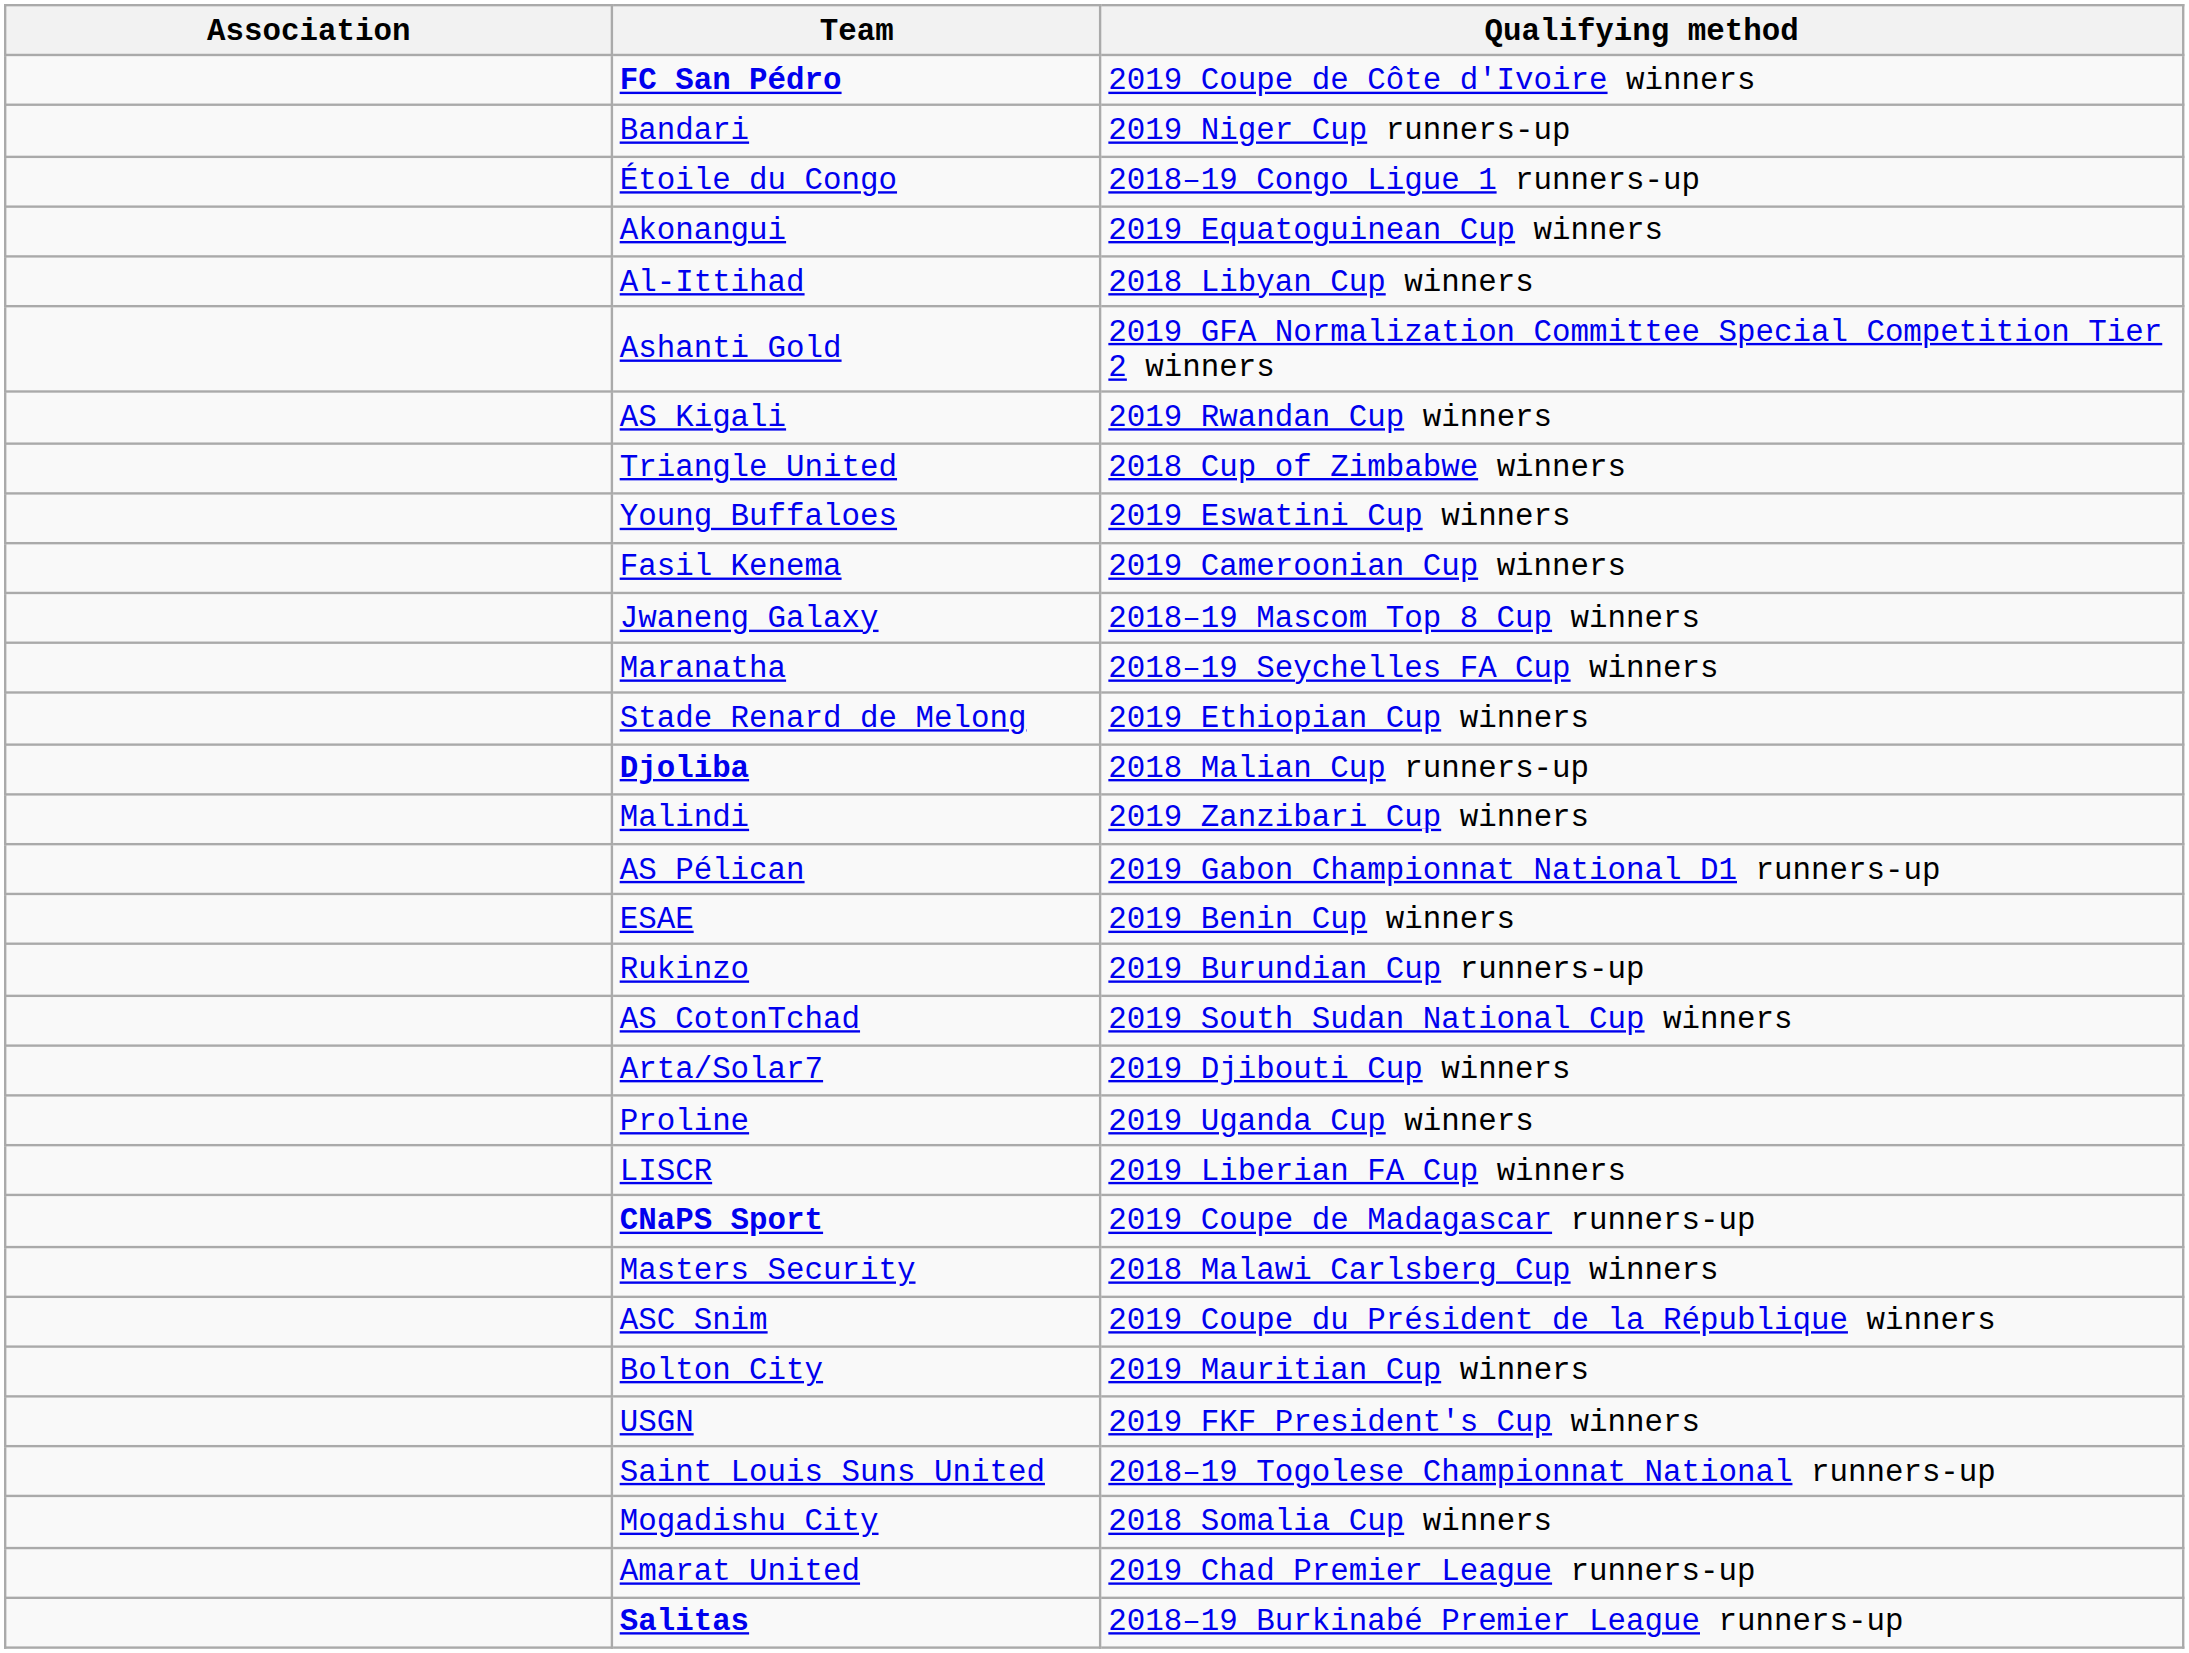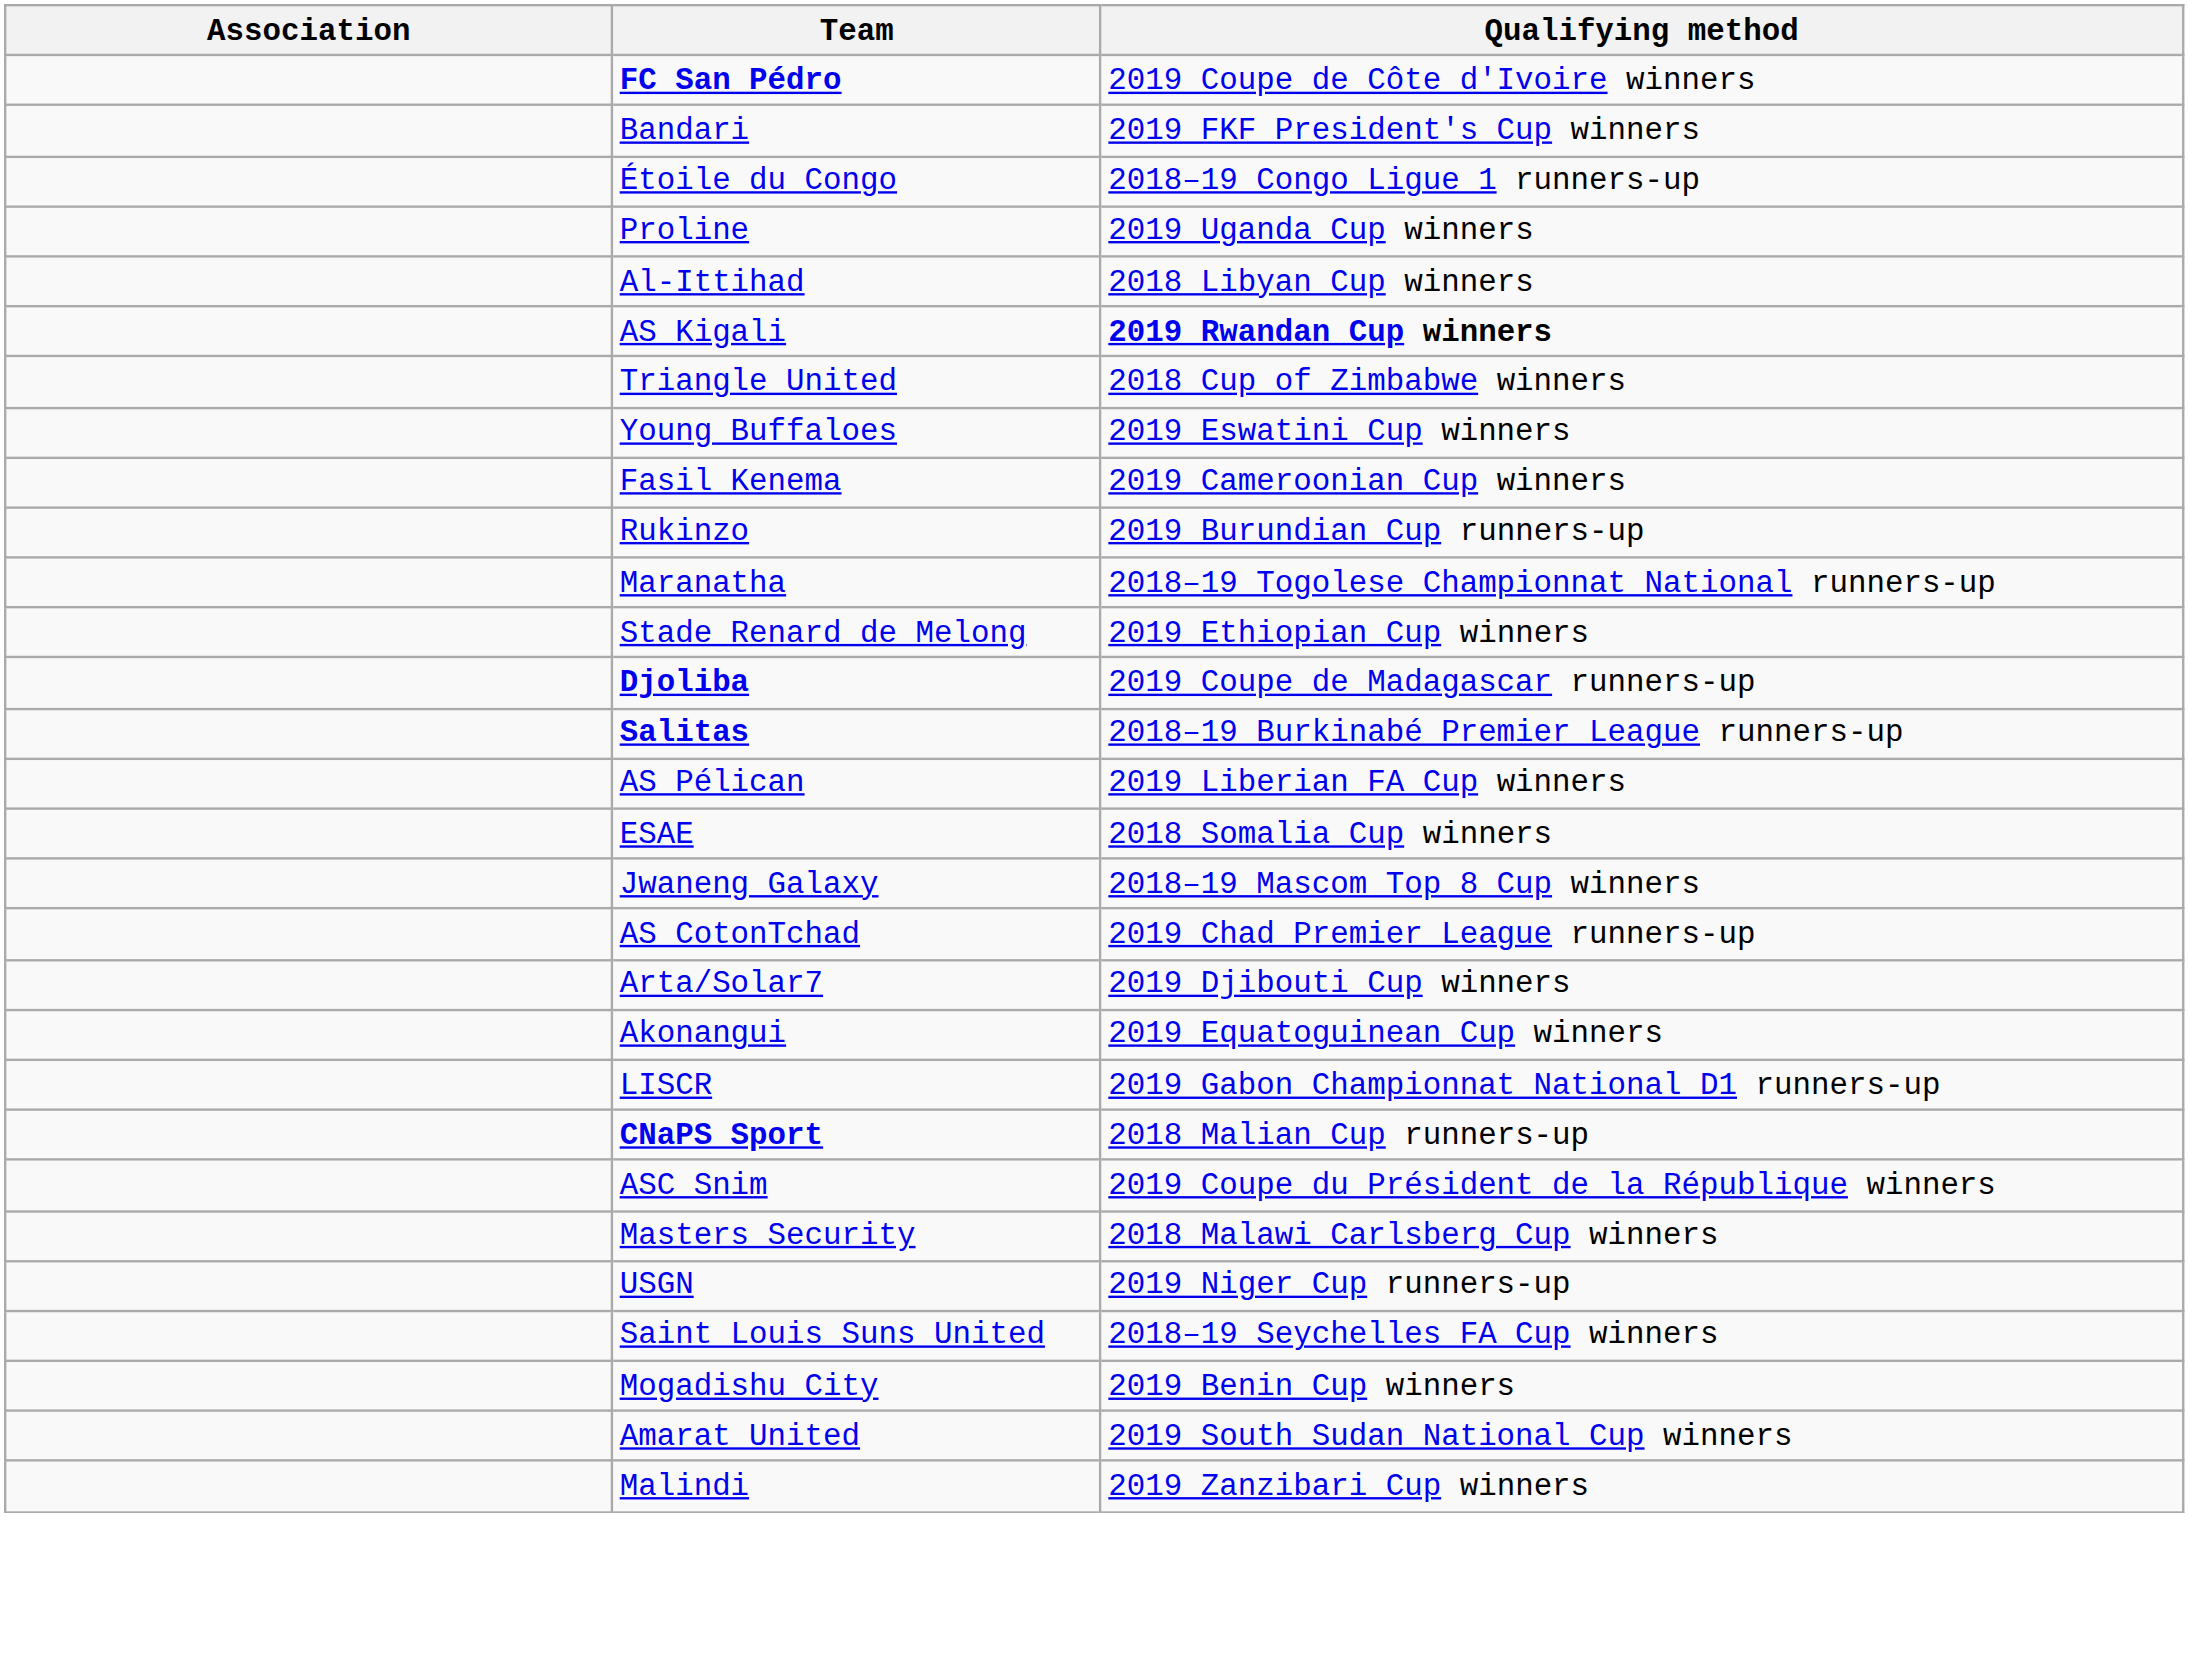(1339, 131) 2019 Niger Cup runners-up -> (1404, 131) 2019 FKF President's Cup winners
rows swapped: (684, 1120) <-> (703, 231)
- row: (731, 349)
(1330, 417) normal -> (1330, 332) bold
rows swapped: (749, 618) <-> (684, 970)
(1413, 668) 2018–19 Seychelles FA Cup winners -> (1552, 583) 2018–19 Togolese Championnat National runners-up
(1349, 769) 2018 Malian Cup runners-up -> (1432, 683) 2019 Coupe de Madagascar runners-up
rows swapped: (684, 1622) <-> (684, 819)
(1524, 869) 2019 Gabon Championnat National D1 runners-up -> (1367, 784) 2019 Liberian FA Cup winners
(1312, 919) 2019 Benin Cup winners -> (1330, 834) 2018 Somalia Cup winners
(1450, 1020) 2019 South Sudan National Cup winners -> (1432, 934) 2019 Chad Premier League runners-up
(1367, 1171) 2019 Liberian FA Cup winners -> (1524, 1085) 2019 Gabon Championnat National D1 runners-up
(1432, 1221) 2019 Coupe de Madagascar runners-up -> (1349, 1135) 2018 Malian Cup runners-up
rows swapped: (768, 1271) <-> (694, 1321)
- row: (721, 1371)
(1404, 1422) 2019 FKF President's Cup winners -> (1339, 1286) 2019 Niger Cup runners-up
(1552, 1472) 2018–19 Togolese Championnat National runners-up -> (1413, 1336) 2018–19 Seychelles FA Cup winners
(1330, 1522) 2018 Somalia Cup winners -> (1312, 1386) 2019 Benin Cup winners
(1432, 1572) 2019 Chad Premier League runners-up -> (1450, 1436) 2019 South Sudan National Cup winners
